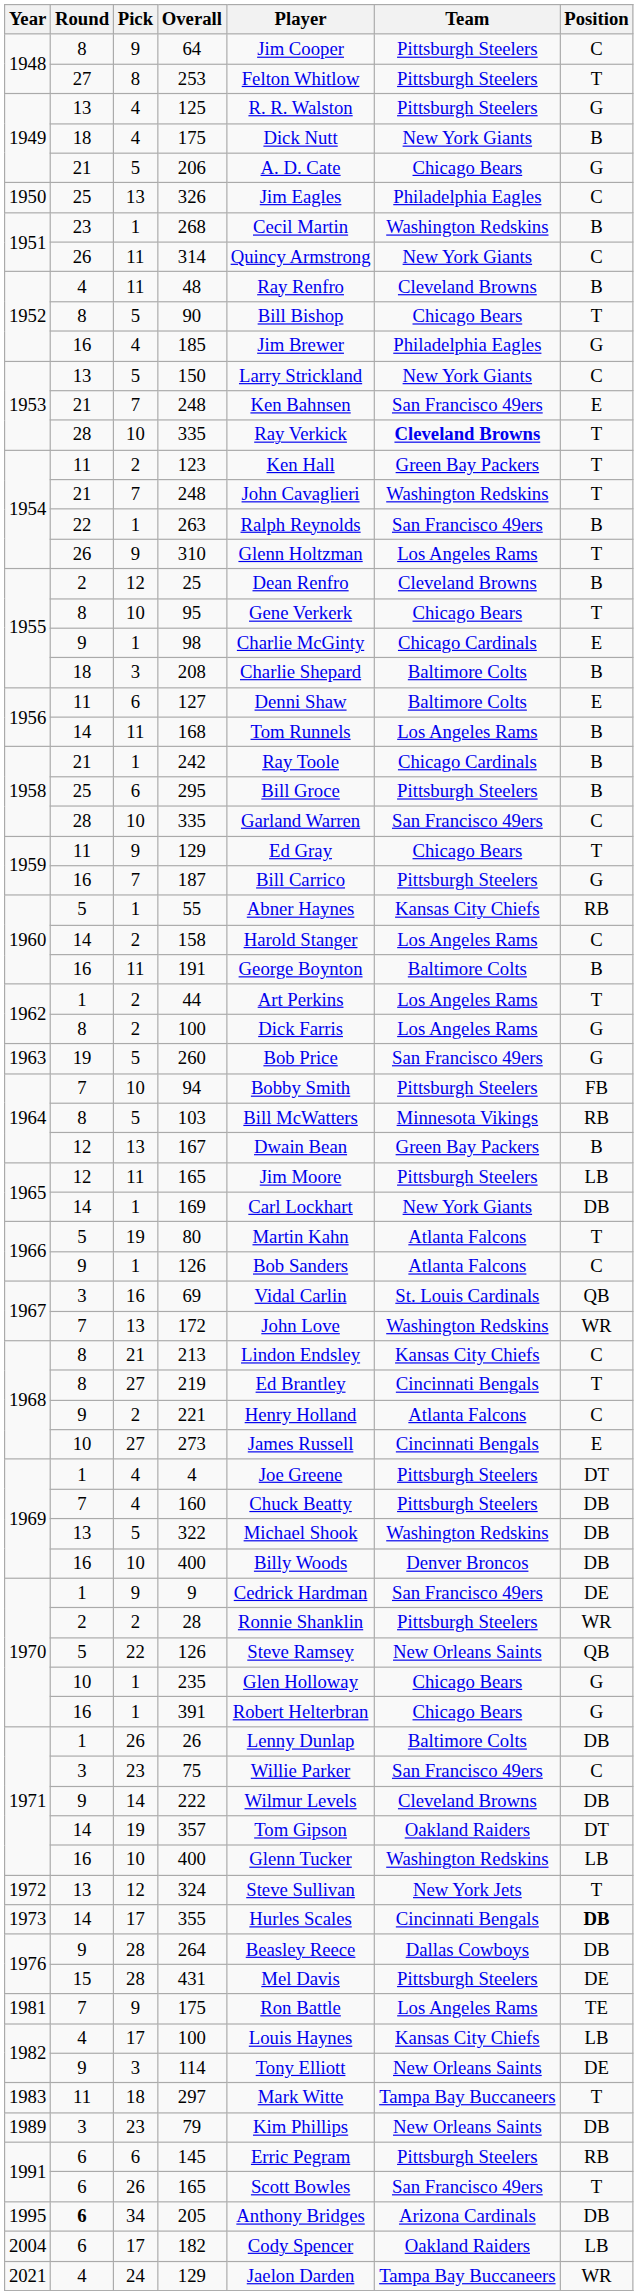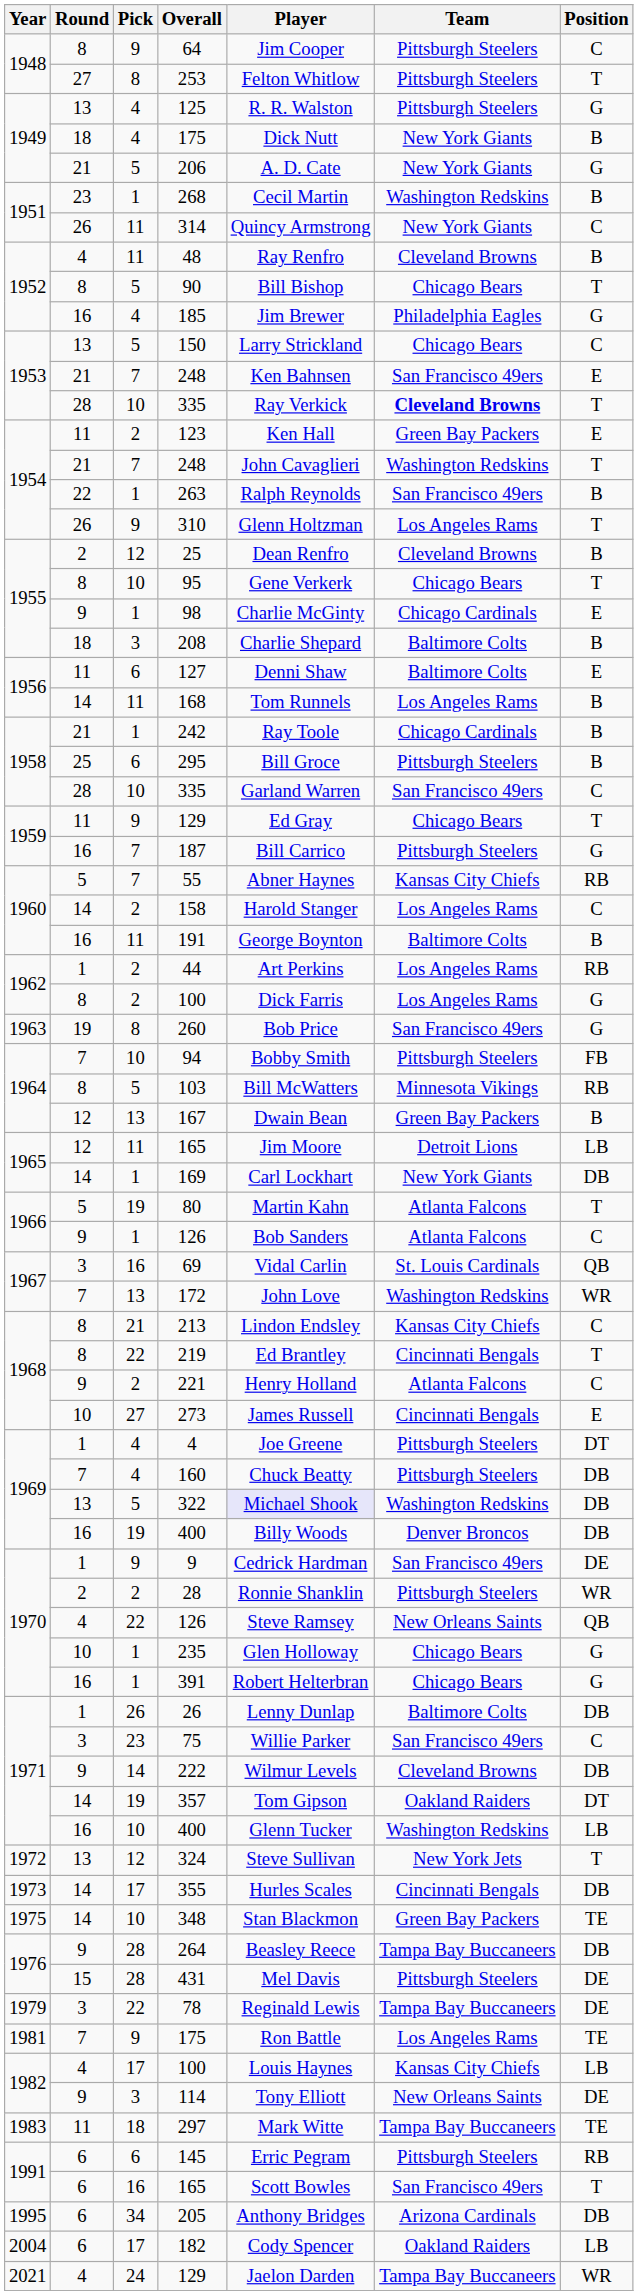(467, 167) Chicago Bears -> (467, 167) New York Giants
- row: (28, 197)
(467, 375) New York Giants -> (467, 345) Chicago Bears
(596, 464) T -> (596, 434) E
(135, 910) 1 -> (135, 880) 7
(596, 999) T -> (596, 969) RB
(135, 1058) 5 -> (135, 1028) 8
(467, 1177) Pittsburgh Steelers -> (467, 1147) Detroit Lions
(135, 1385) 27 -> (135, 1355) 22
(301, 1533) no background -> (301, 1503) lavender background
(135, 1563) 10 -> (135, 1533) 19
(82, 1652) 5 -> (82, 1622) 4
(596, 1919) bold -> (596, 1889) normal
+ row: (28, 1919)
(467, 1949) Dallas Cowboys -> (467, 1949) Tampa Bay Buccaneers
+ row: (28, 2008)
(596, 2097) T -> (596, 2127) TE
- row: (28, 2127)
(135, 2186) 26 -> (135, 2186) 16
(82, 2216) bold -> (82, 2216) normal
